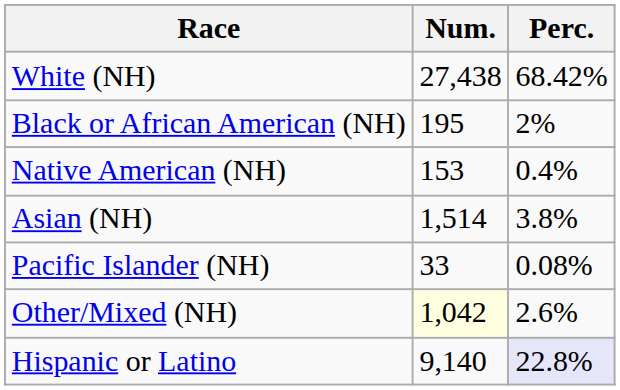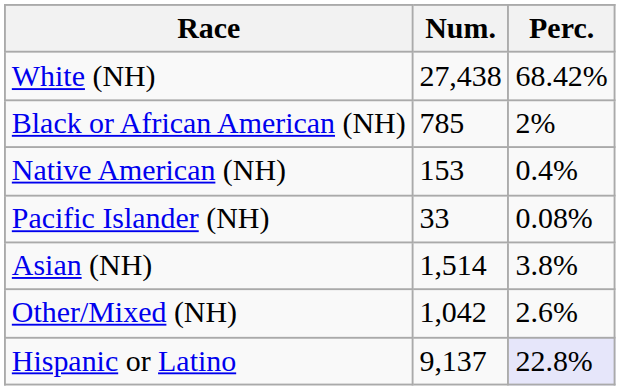(442, 123) 195 -> (442, 123) 785
rows swapped: (82, 218) <-> (141, 265)
(453, 312) lightyellow background -> (453, 312) no background
(453, 360) 9,140 -> (453, 360) 9,137
